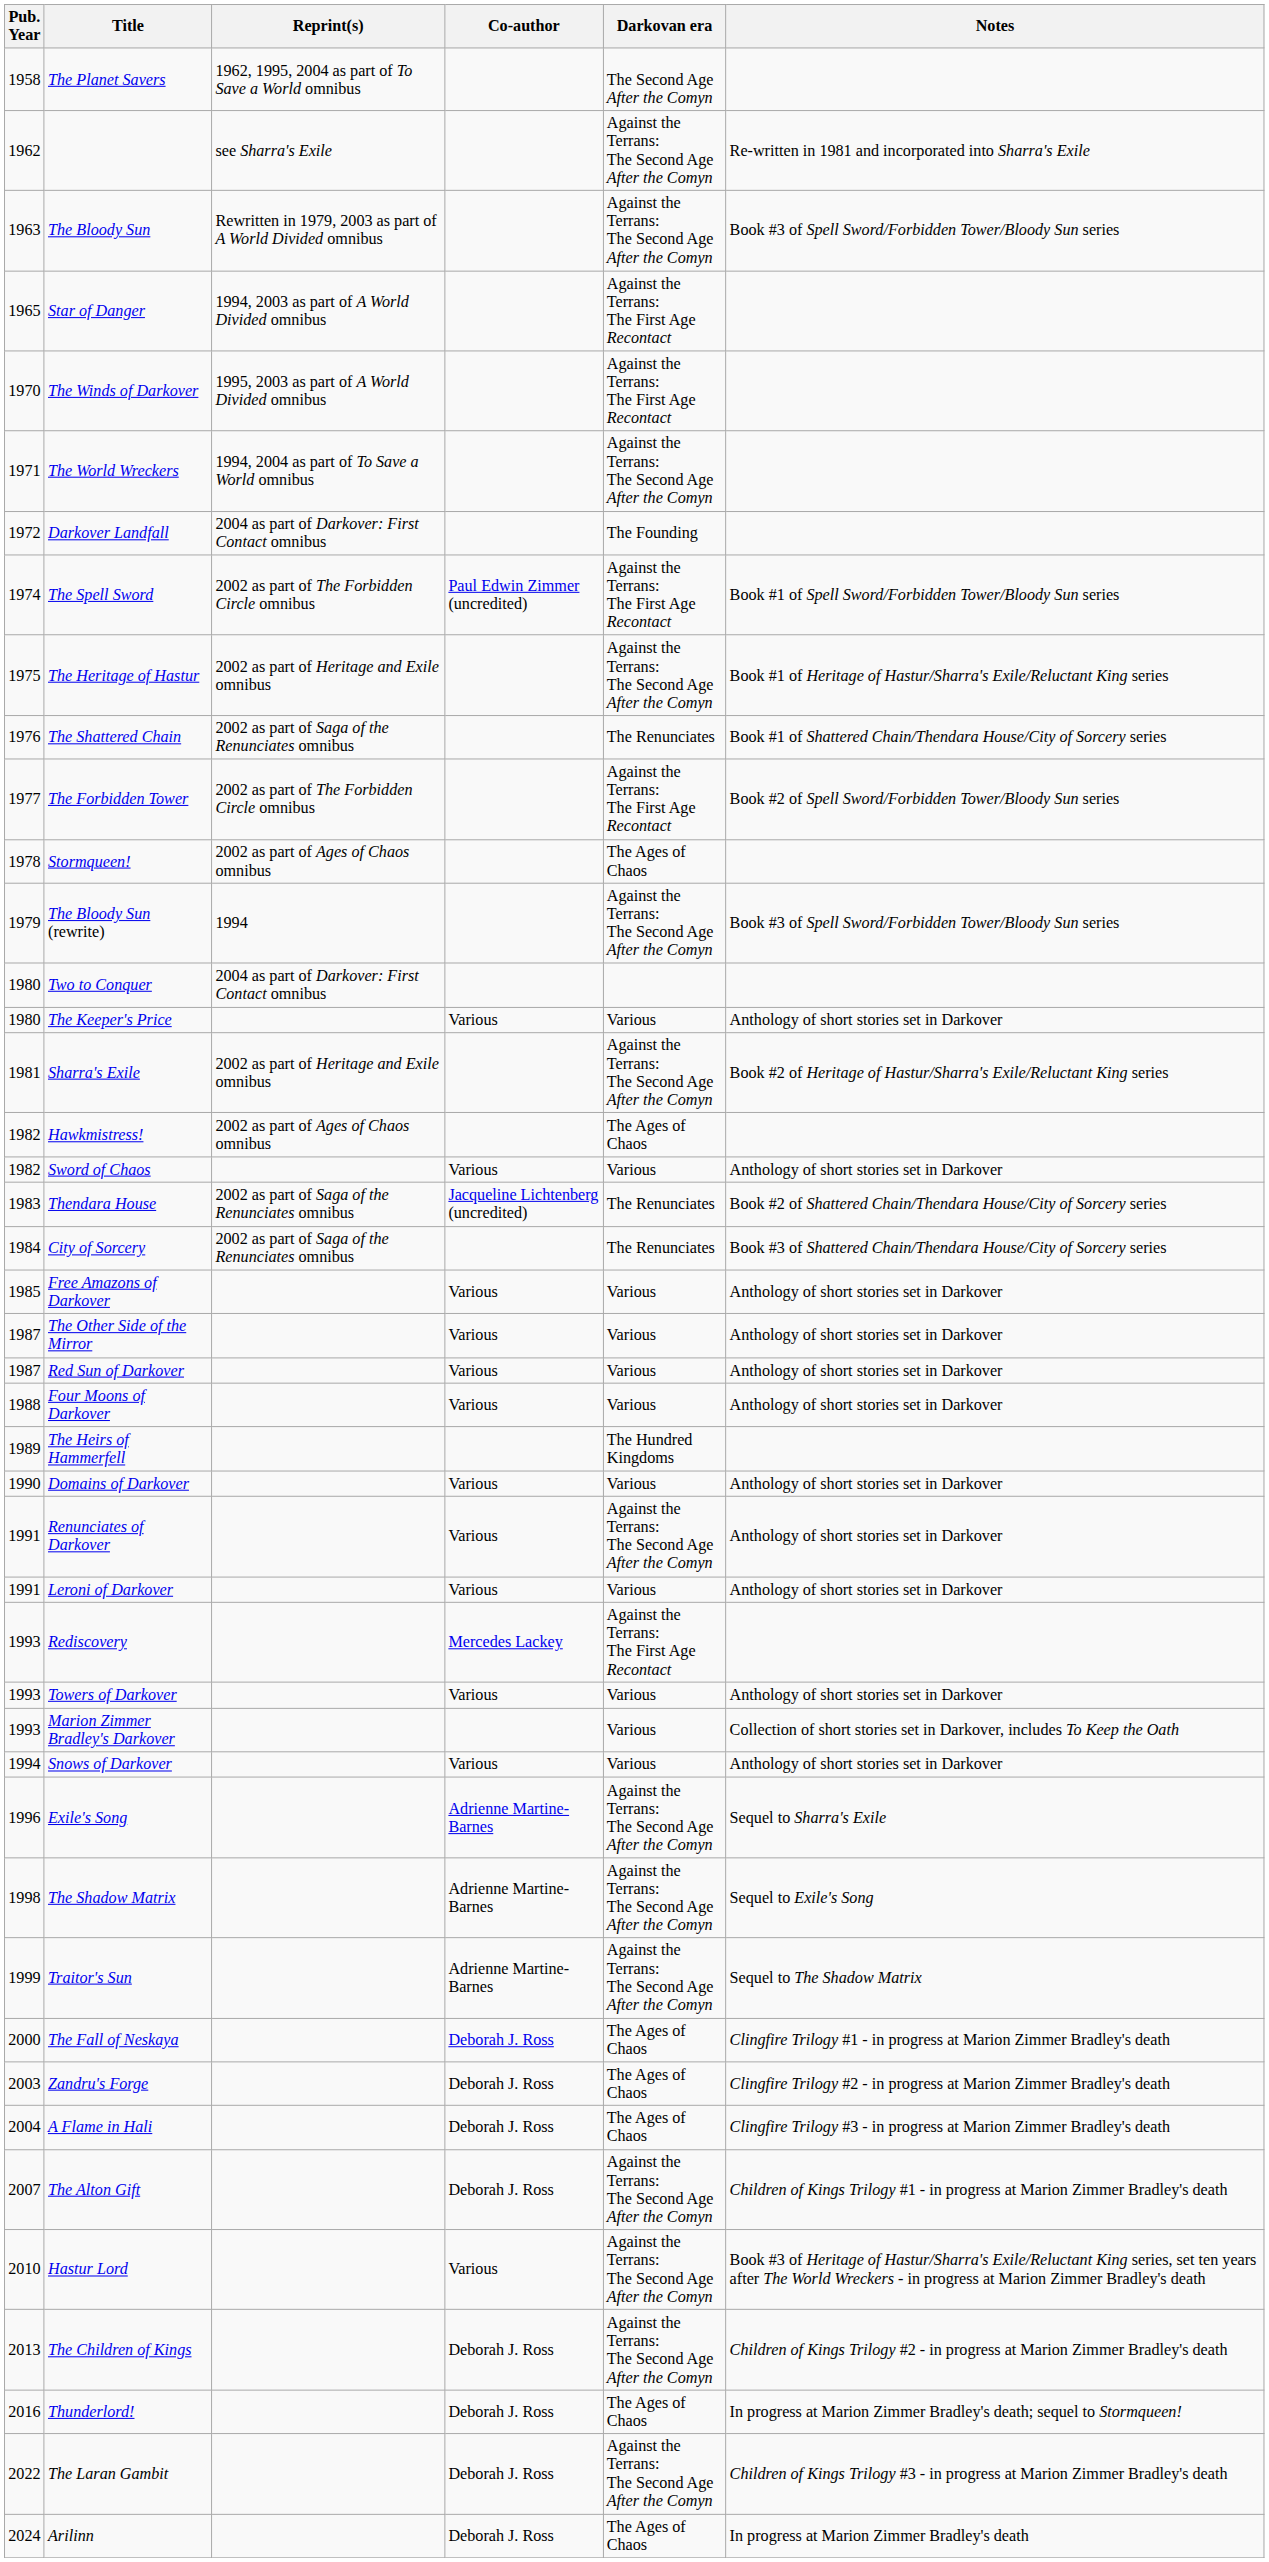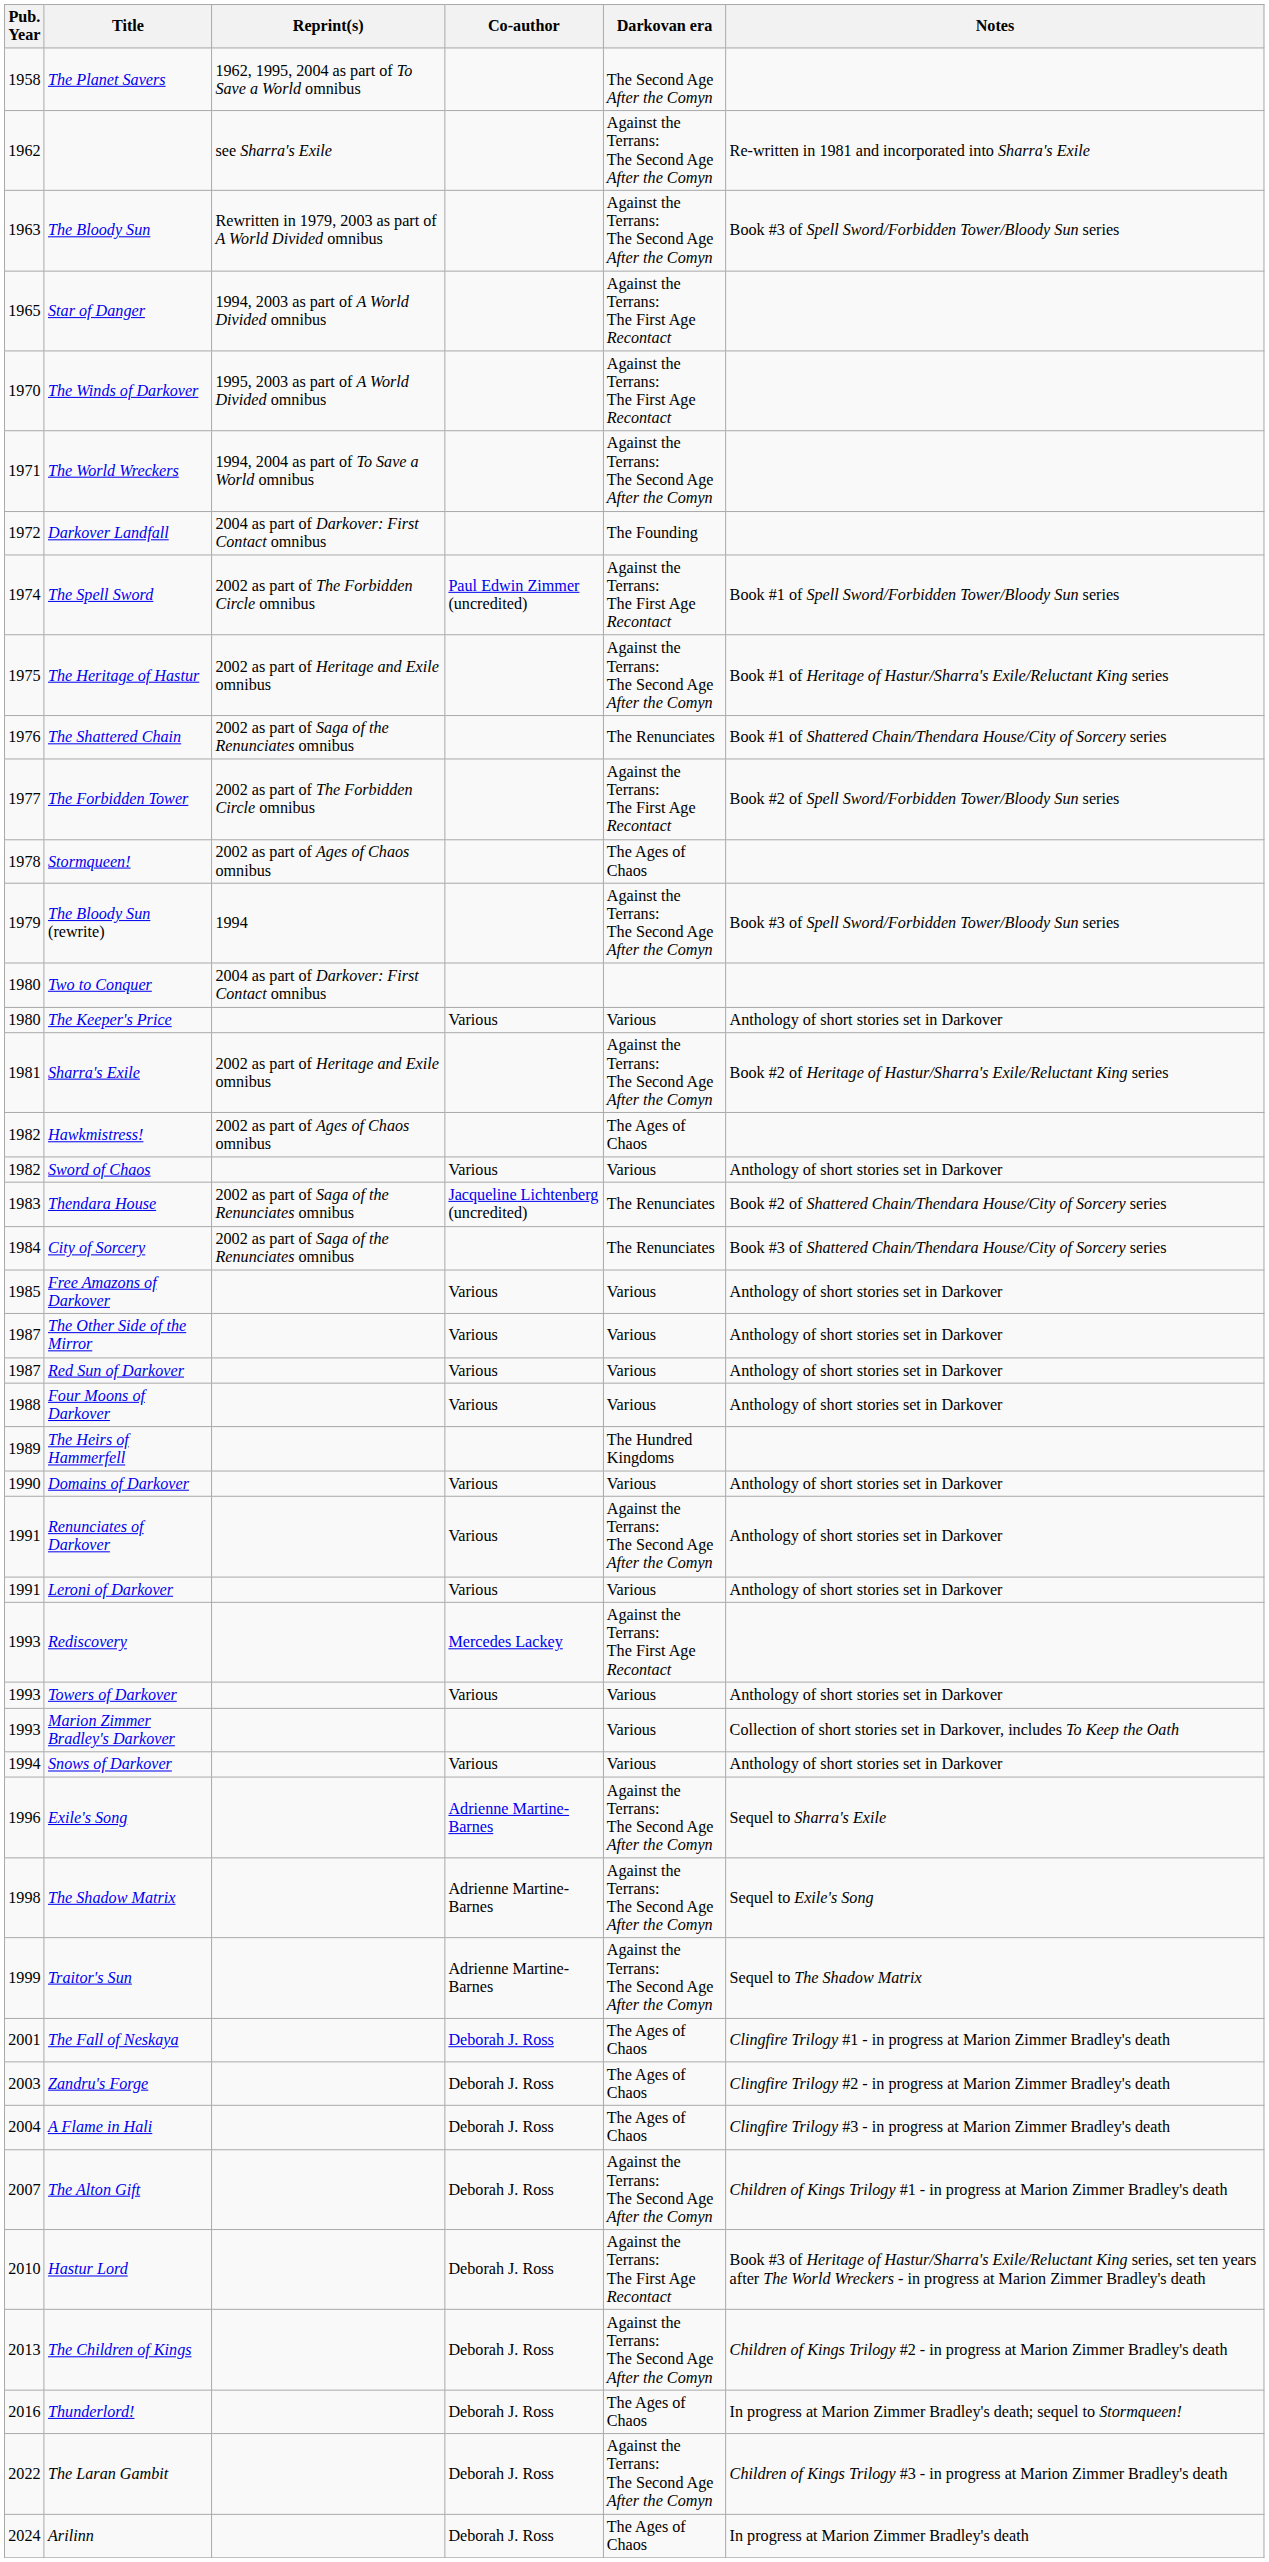(24, 2039) 2000 -> (24, 2039) 2001
(473, 2269) Various -> (501, 2269) Deborah J. Ross
(660, 2269) Against the Terrans: The Second Age After the Comyn -> (651, 2269) Against the Terrans: The First Age Recontact
